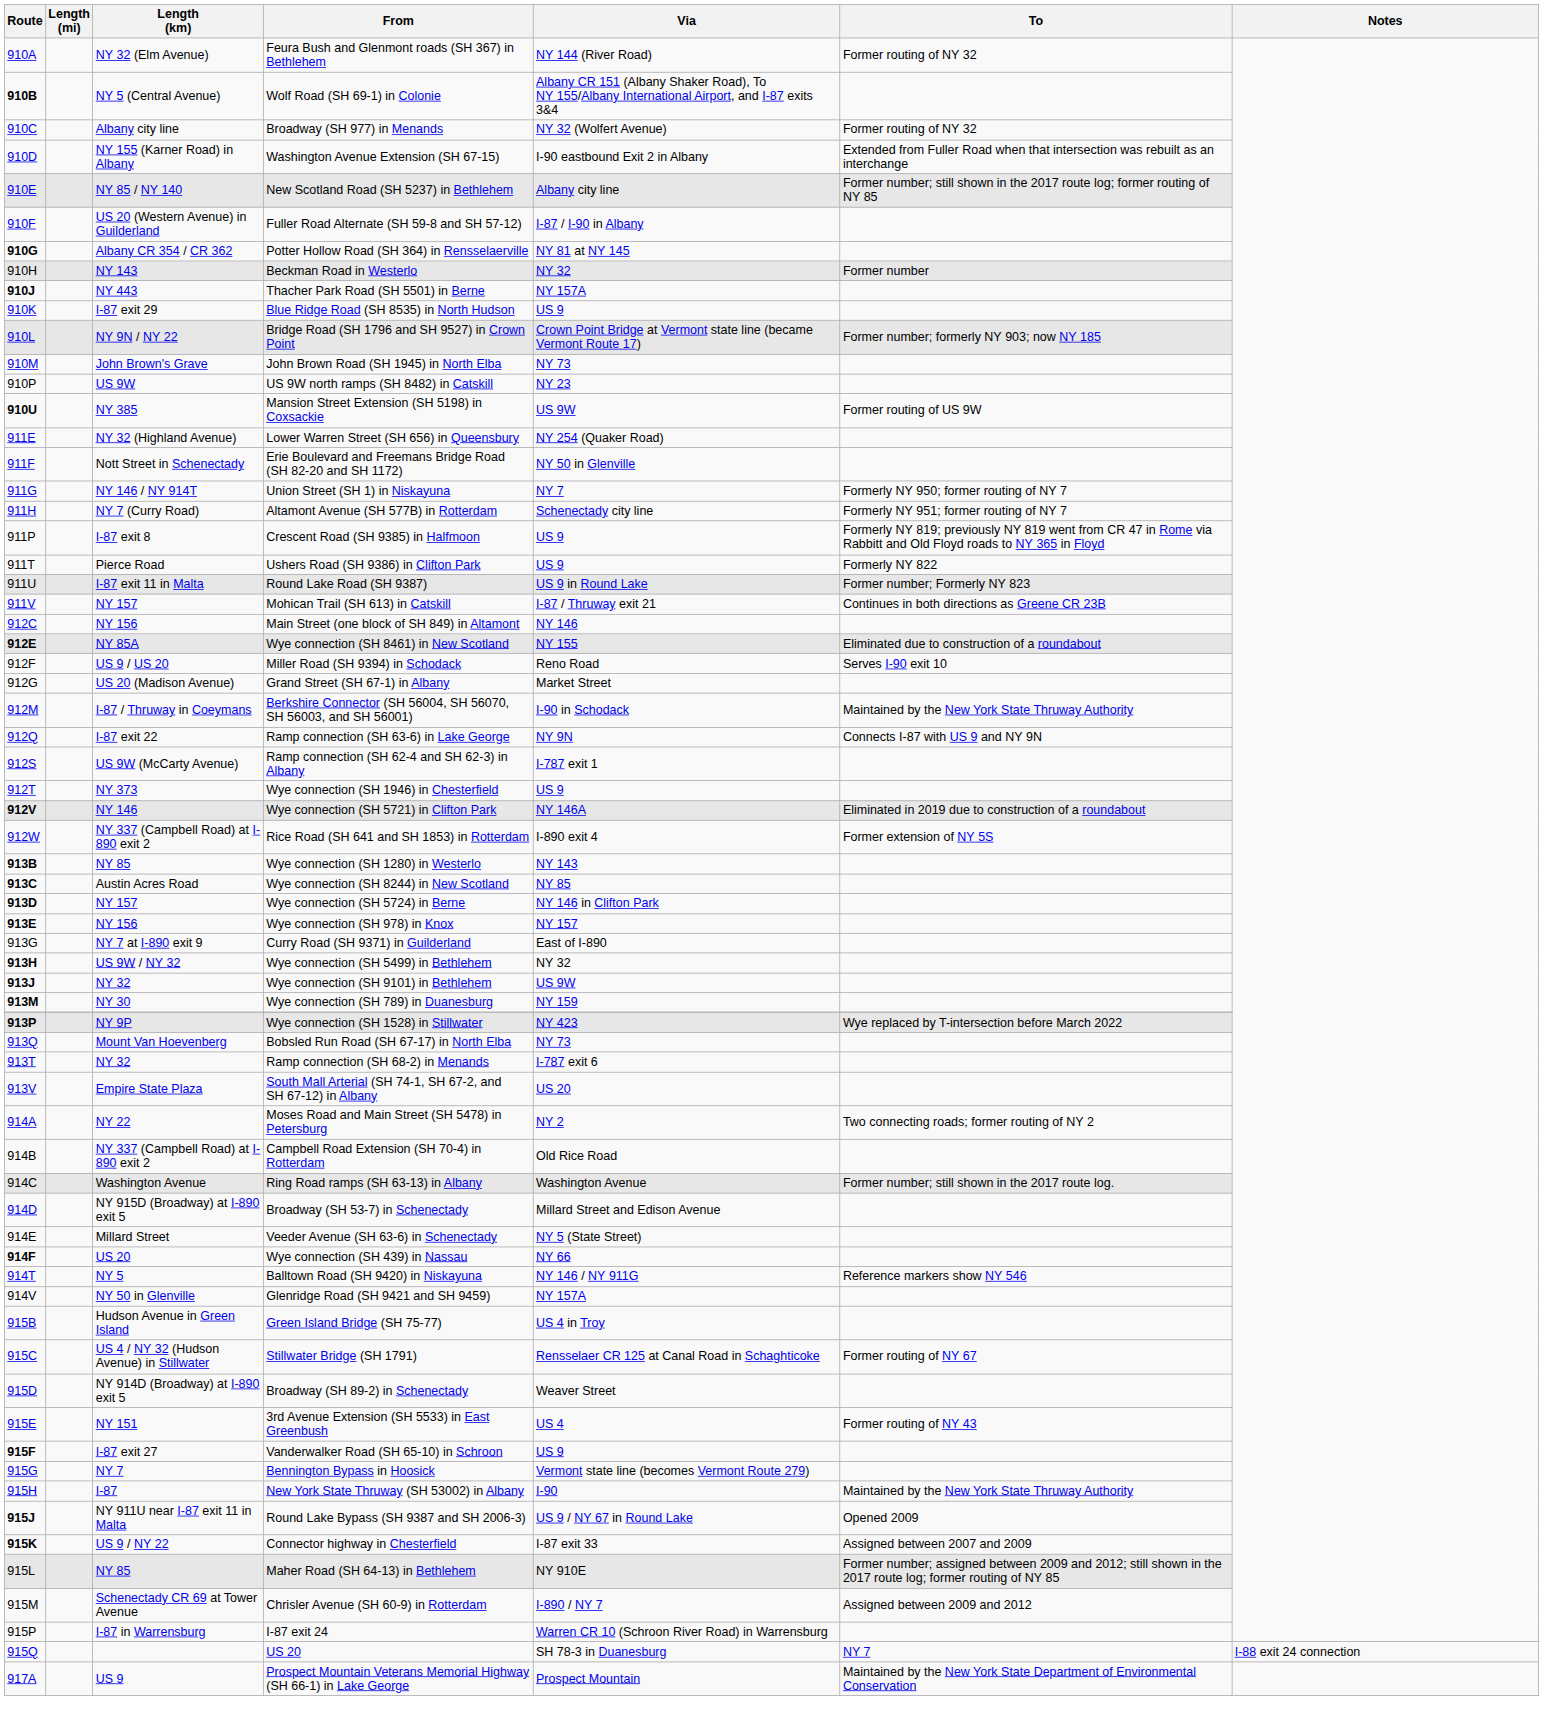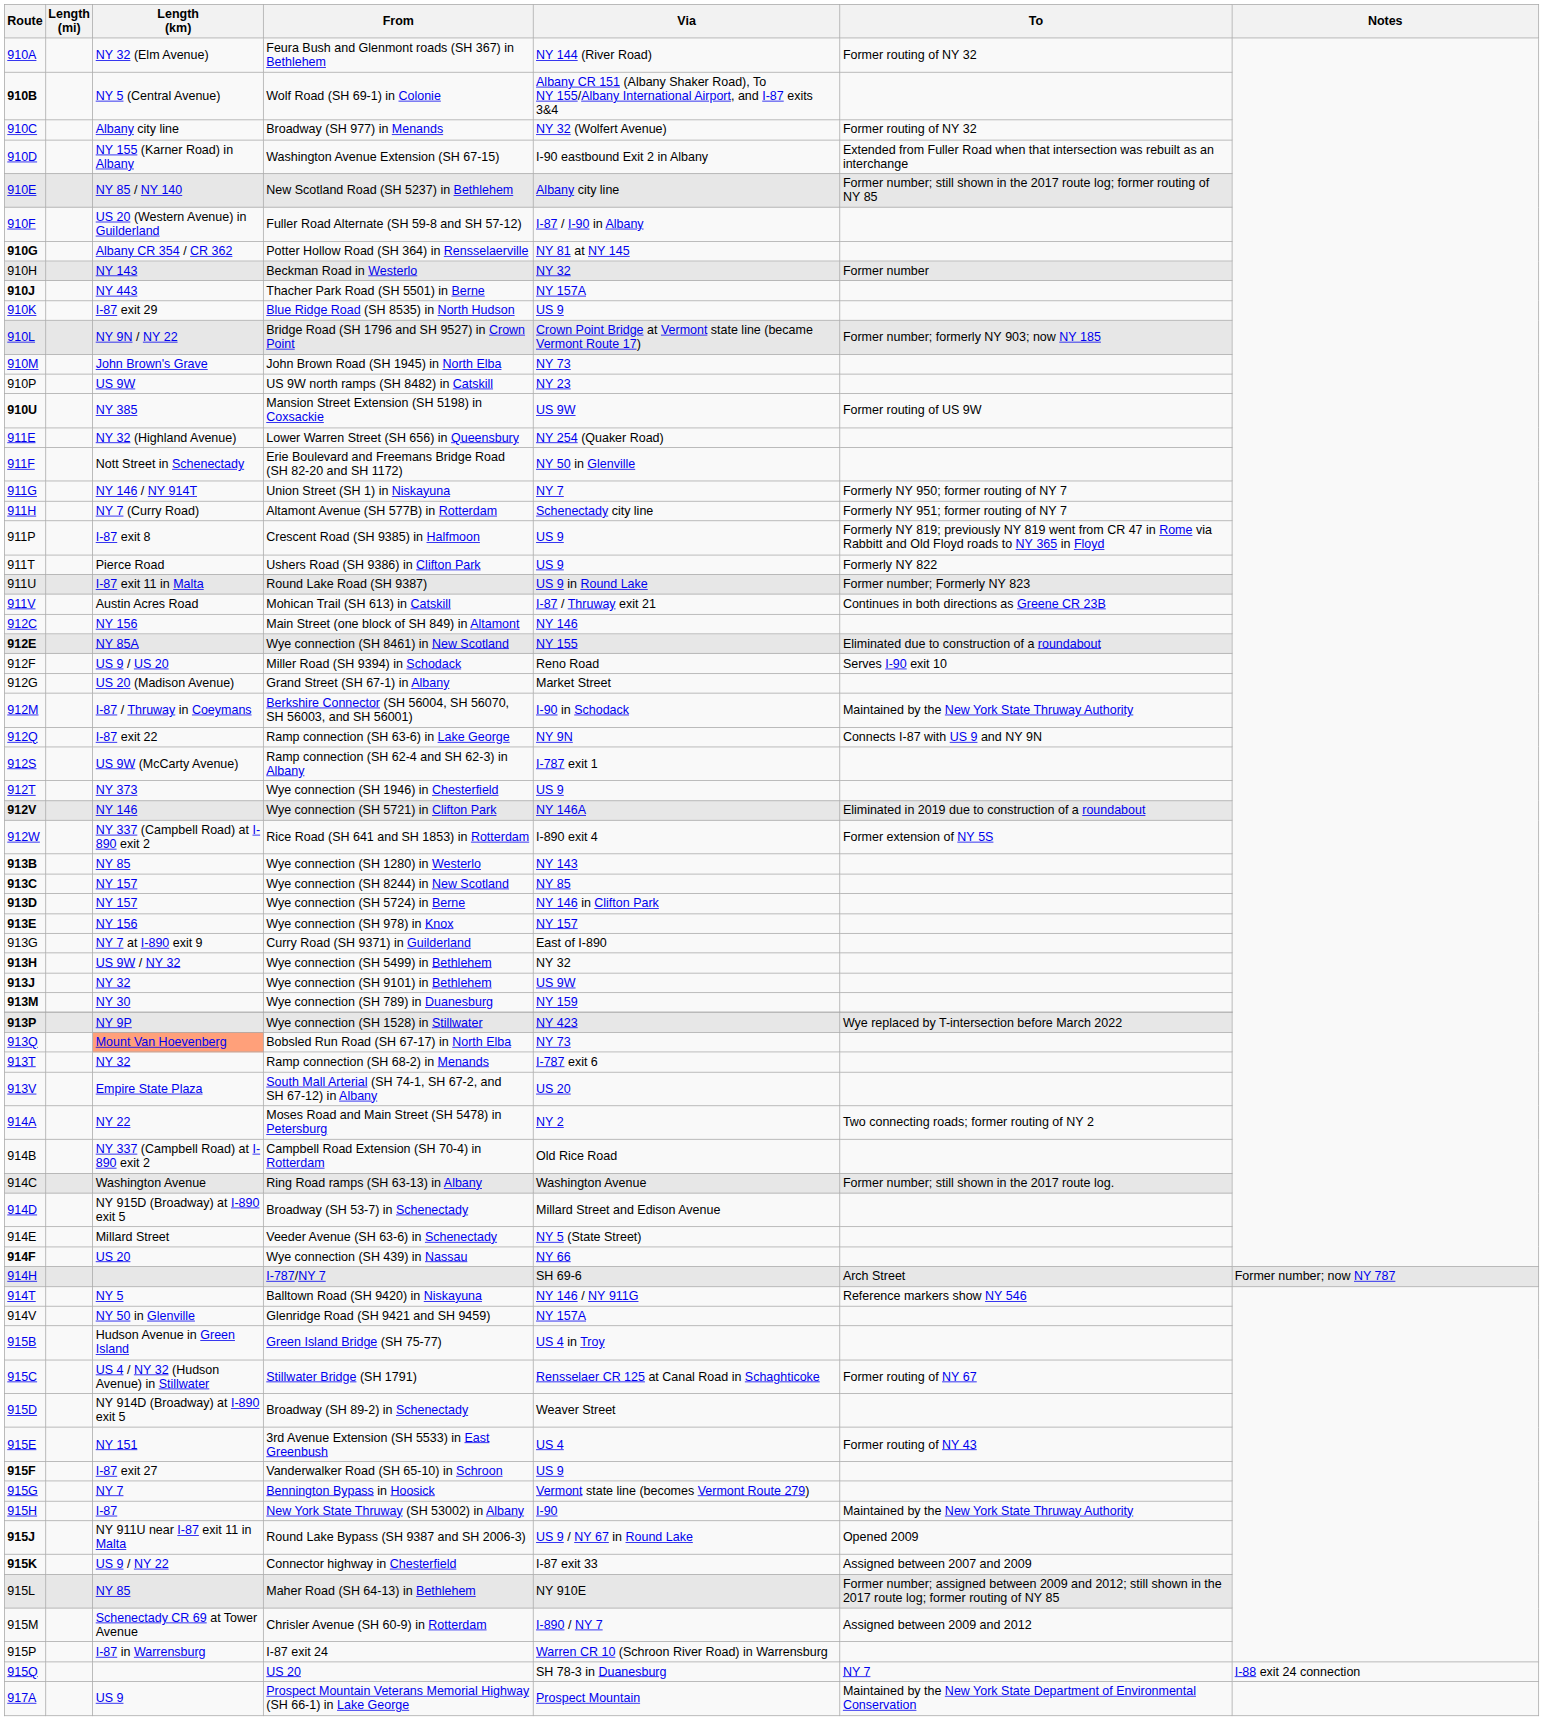(117, 604) NY 157 -> (147, 604) Austin Acres Road
(147, 883) Austin Acres Road -> (117, 883) NY 157
(161, 1042) no background -> (161, 1042) lightsalmon background
+ row: (296, 1276)
